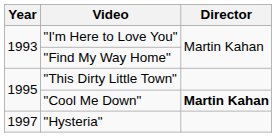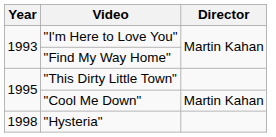(226, 100) bold -> (224, 100) normal
(22, 121) 1997 -> (22, 121) 1998
